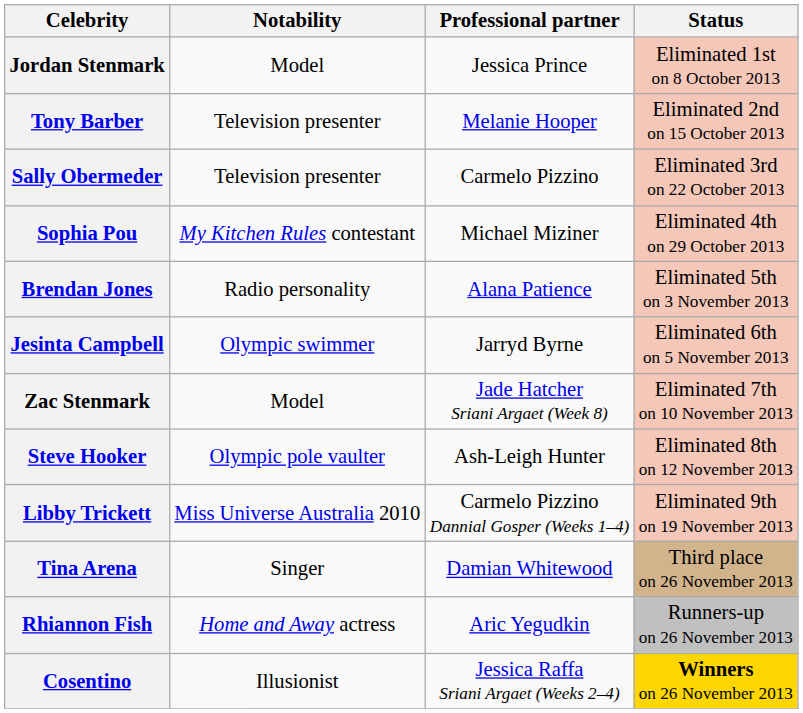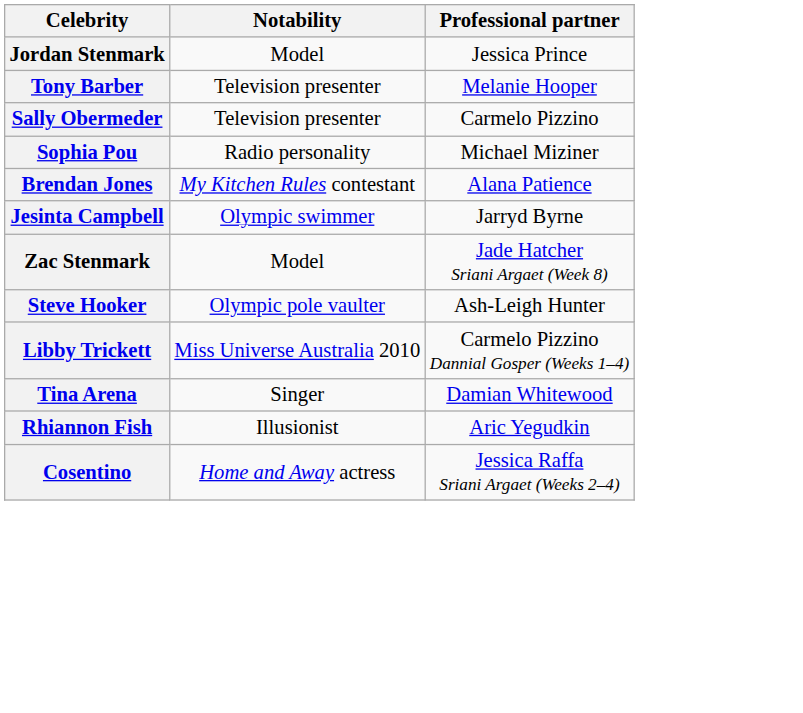- column: (716, 20)
(297, 233) My Kitchen Rules contestant -> (297, 151) Radio personality
(297, 289) Radio personality -> (297, 184) My Kitchen Rules contestant
(297, 624) Home and Away actress -> (297, 427) Illusionist
(297, 680) Illusionist -> (297, 471) Home and Away actress
